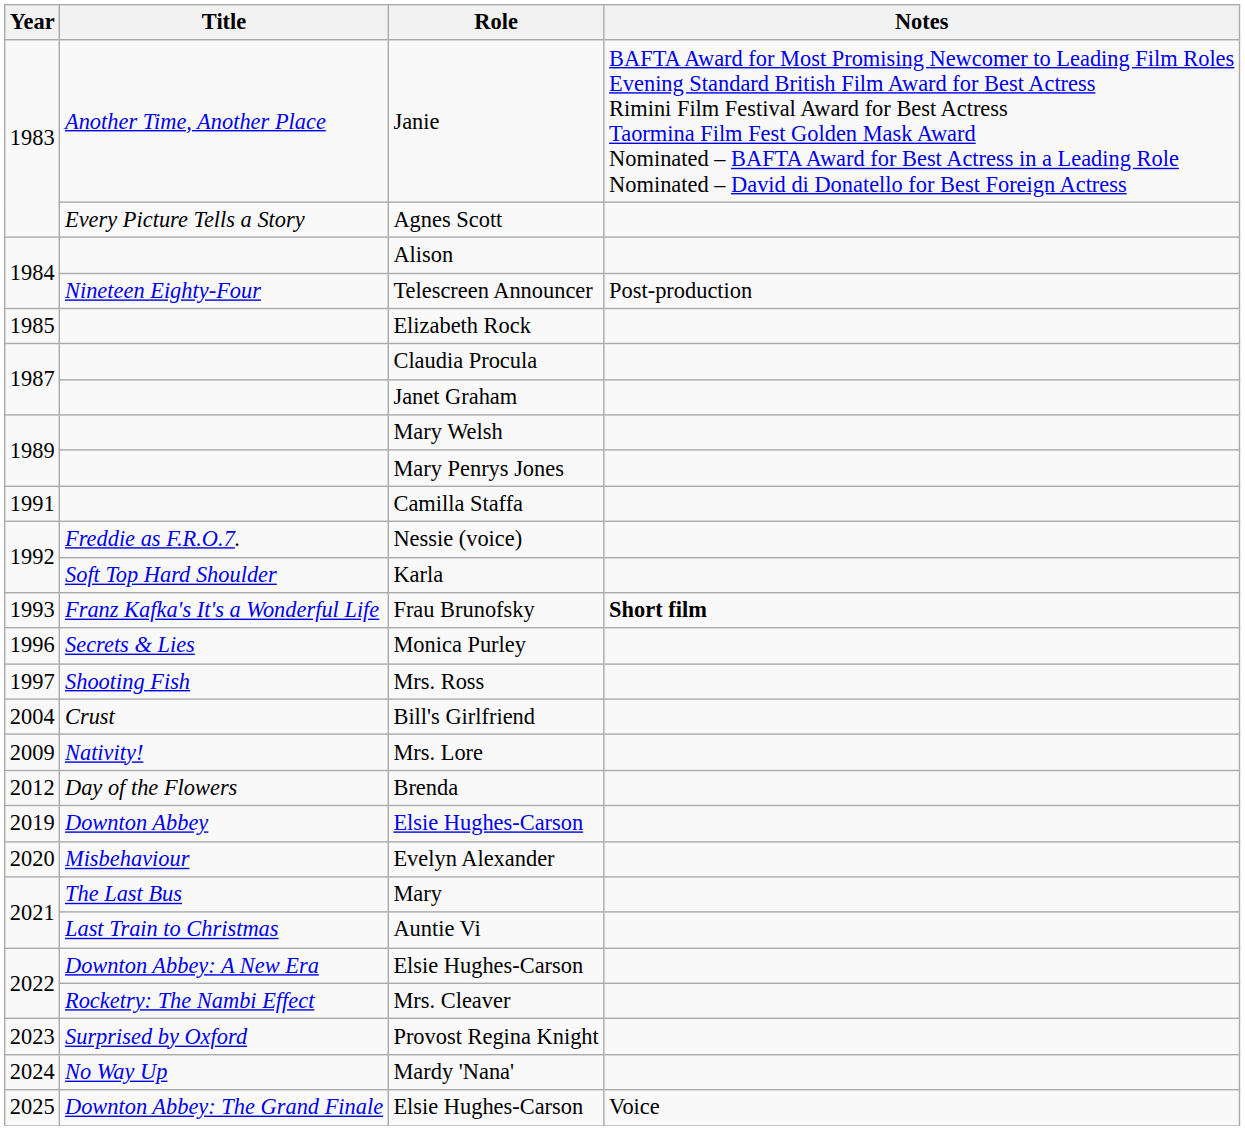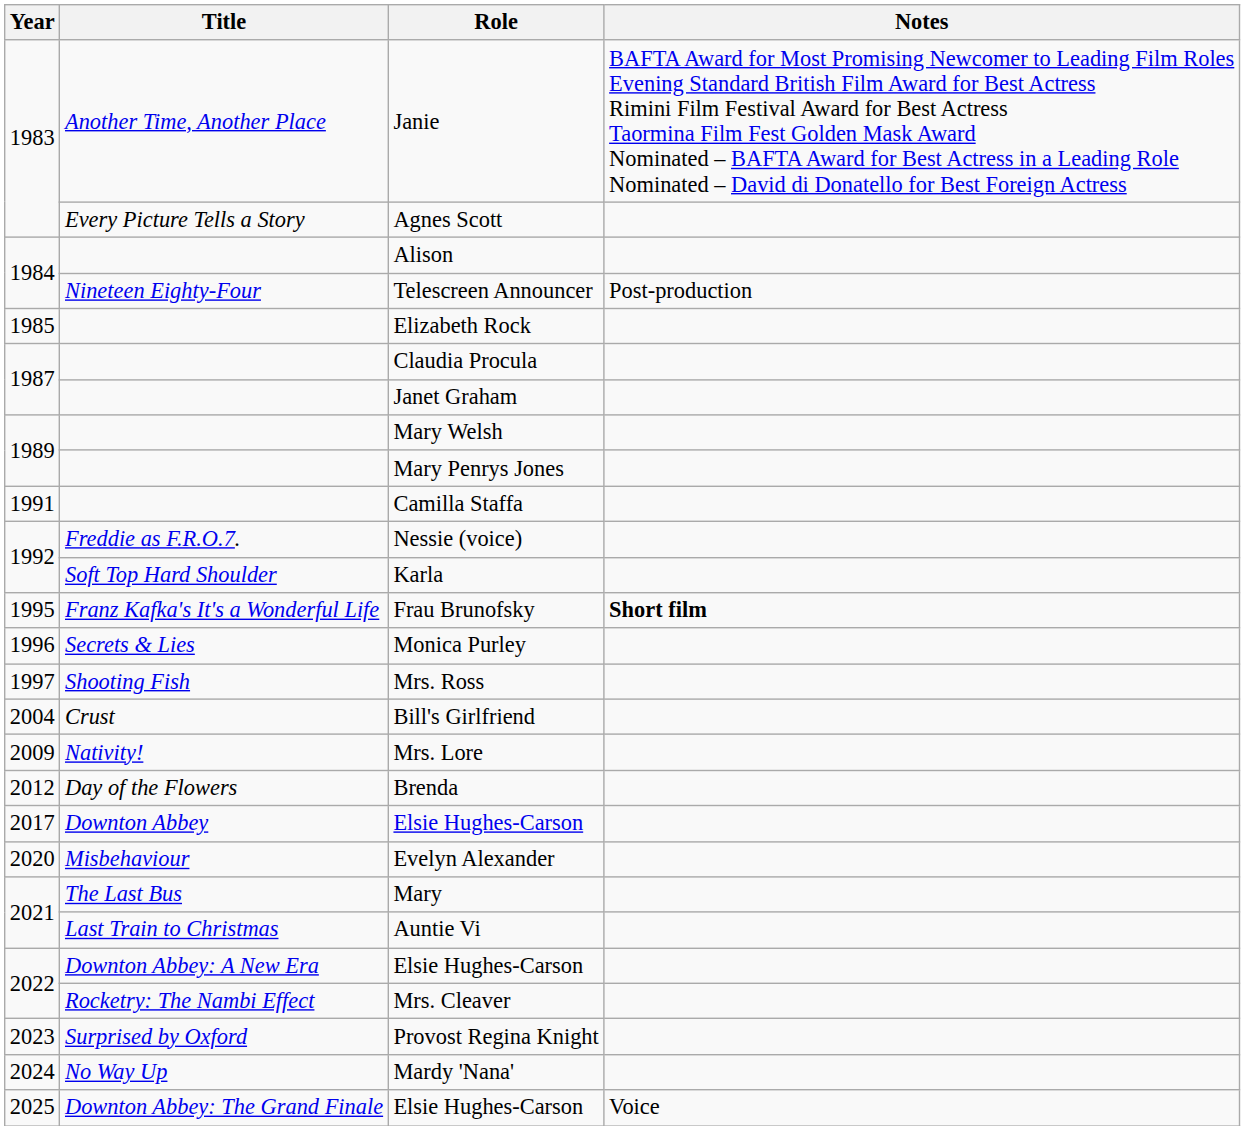(32, 610) 1993 -> (32, 610) 1995
(32, 823) 2019 -> (32, 823) 2017
